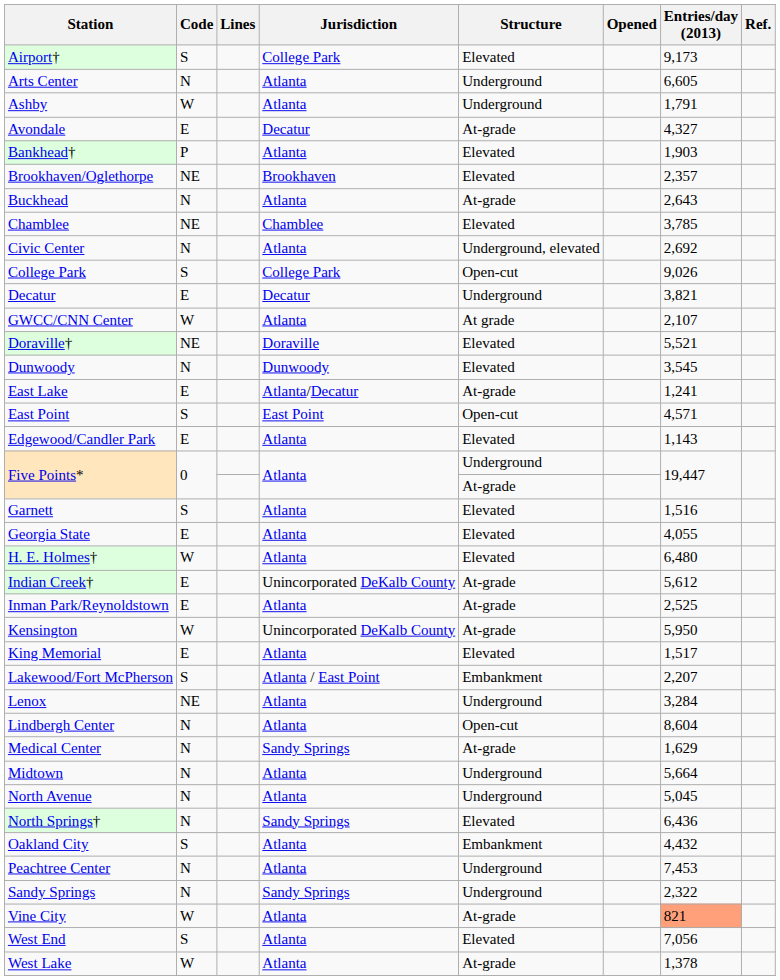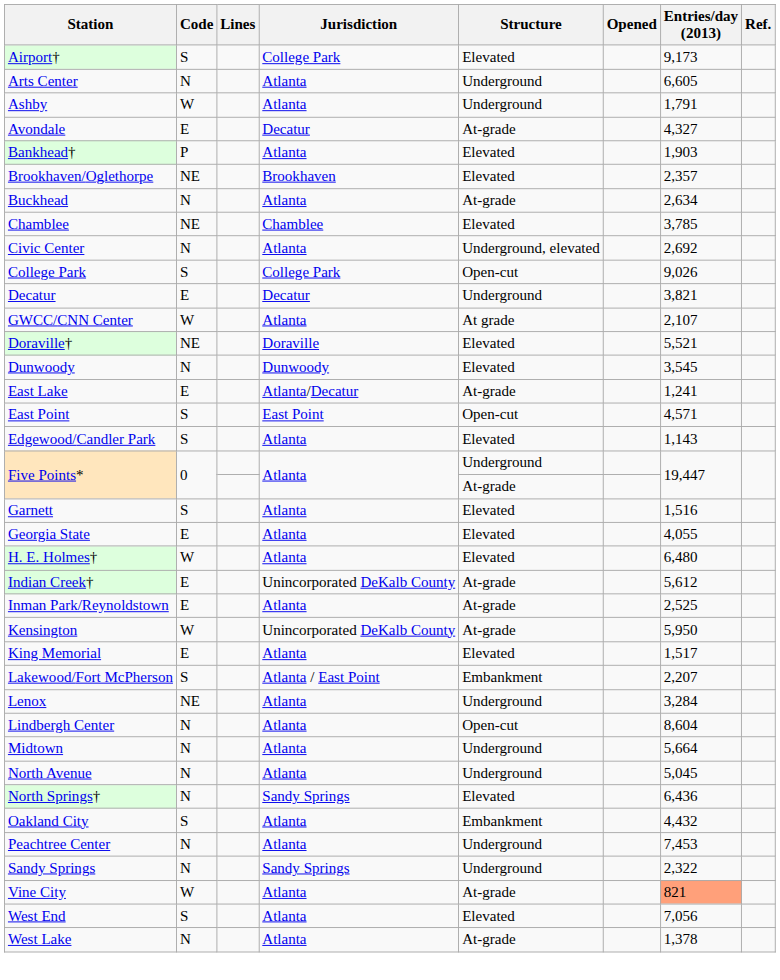(681, 200) 2,643 -> (681, 200) 2,634
(184, 438) E -> (184, 438) S
- row: (55, 748)
(187, 963) W -> (185, 939) N
